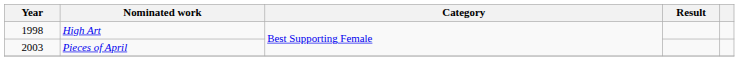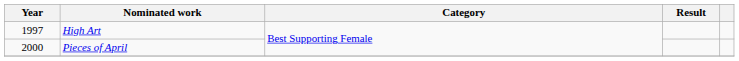(32, 30) 1998 -> (32, 30) 1997
(32, 47) 2003 -> (32, 47) 2000
